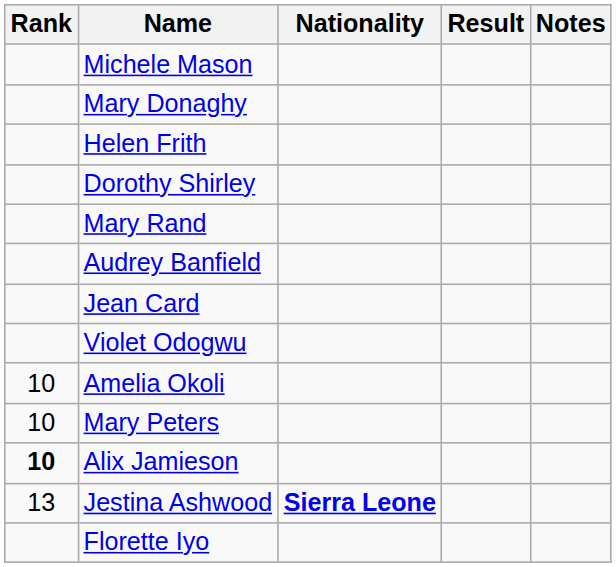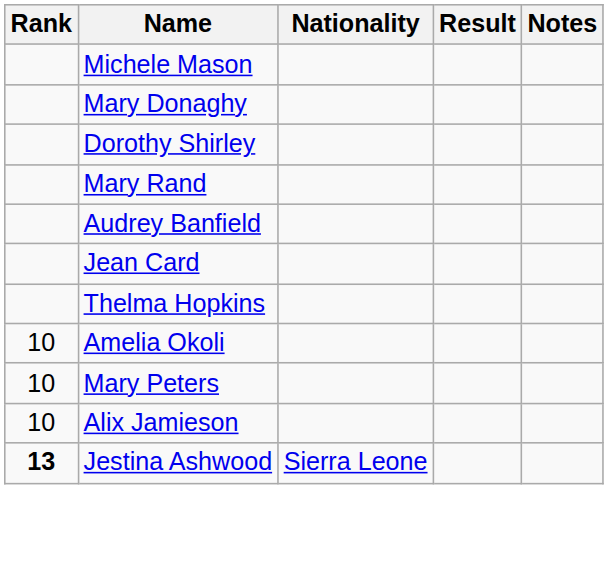- row: (145, 143)
+ row: (174, 303)
- row: (165, 343)
(41, 462) bold -> (41, 422) normal
(41, 502) normal -> (41, 462) bold
(360, 502) bold -> (356, 462) normal
- row: (146, 542)
